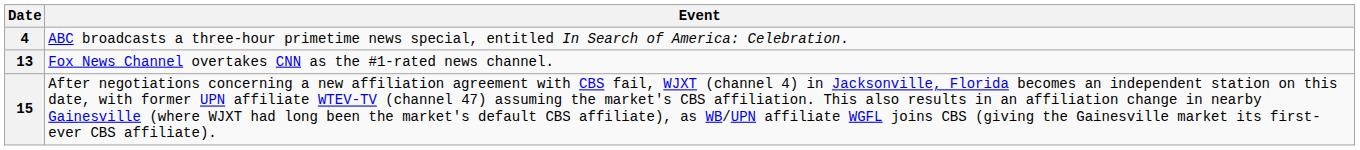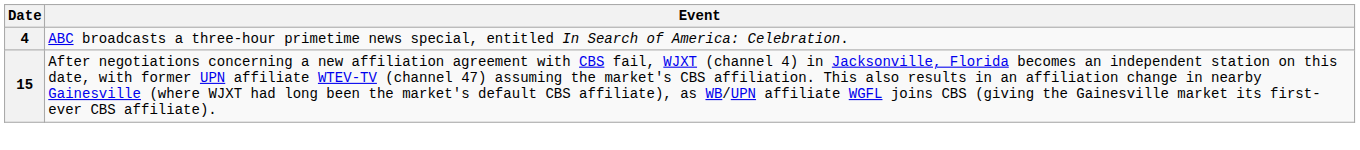- row: (25, 62)
